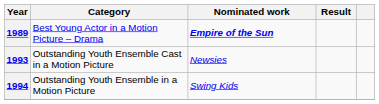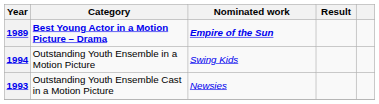(95, 33) normal -> (100, 33) bold
rows swapped: (17, 59) <-> (17, 86)
